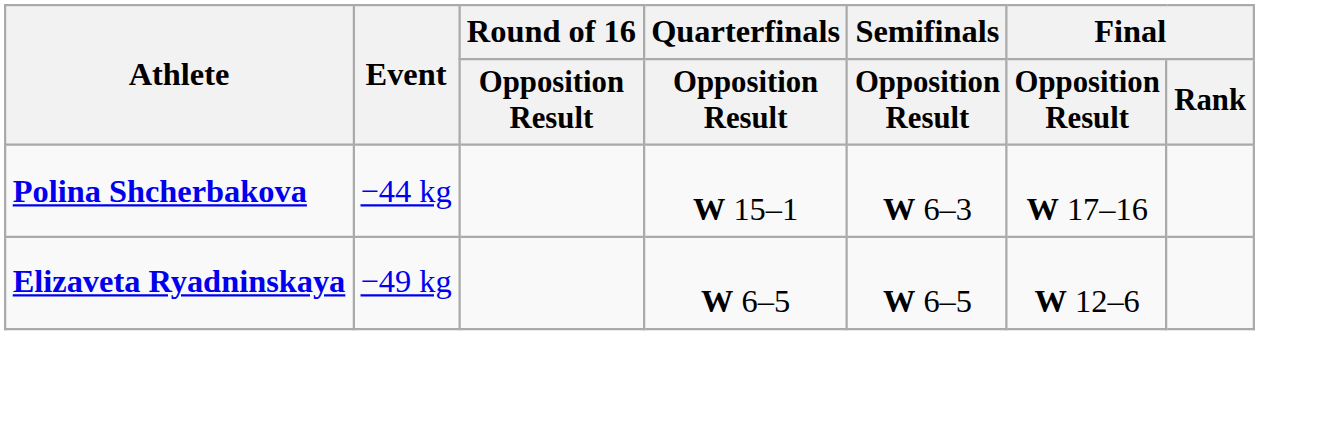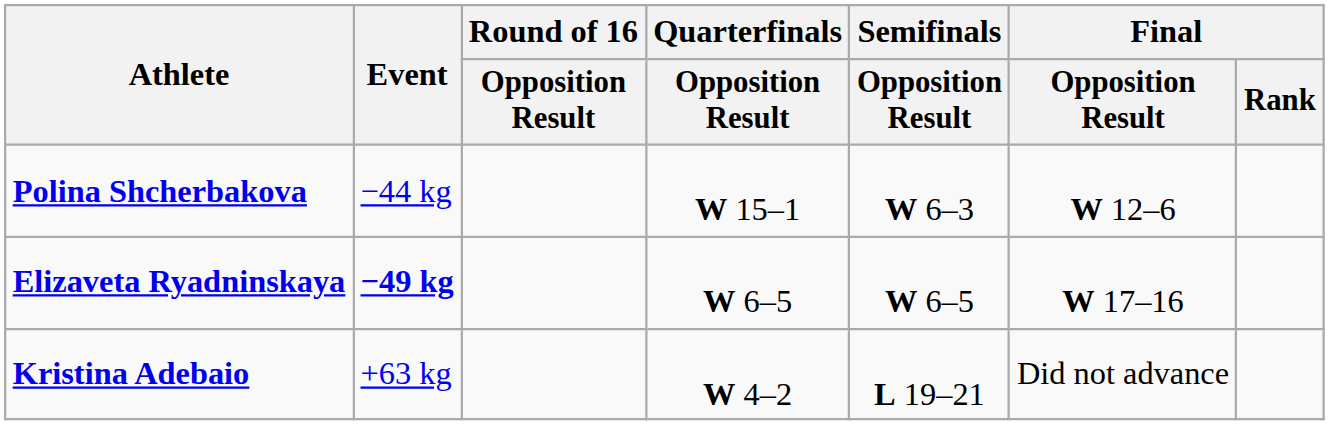(1087, 209) W 17–16 -> (1123, 209) W 12–6
(406, 282) normal -> (407, 282) bold
(1087, 301) W 12–6 -> (1123, 301) W 17–16
+ row: (131, 374)
